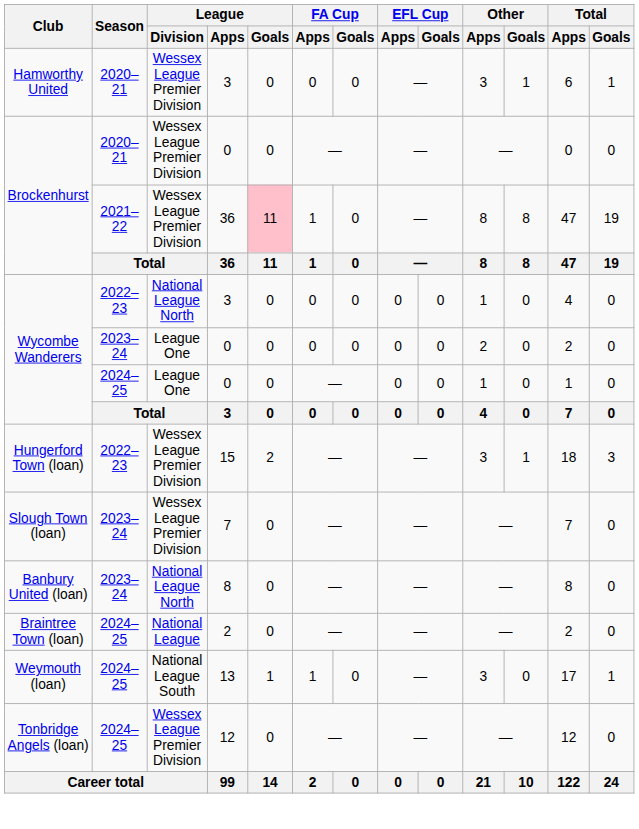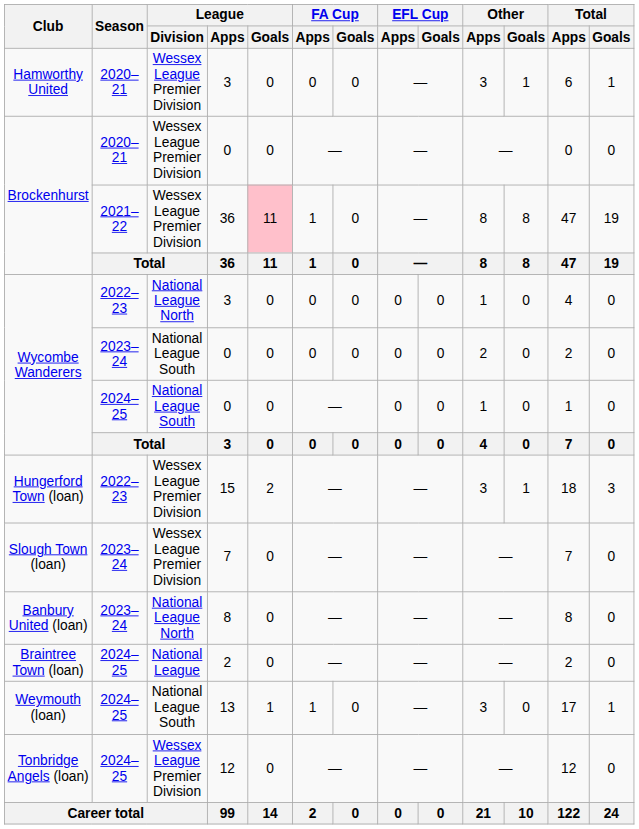(177, 346) League One -> (177, 353) National League South
(177, 383) League One -> (177, 406) National League South
